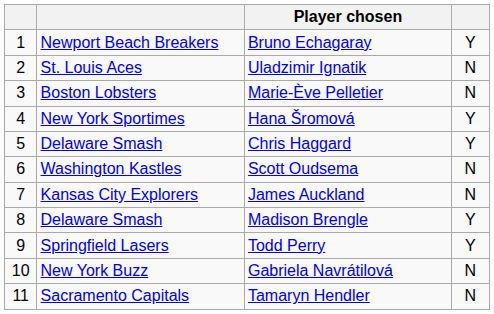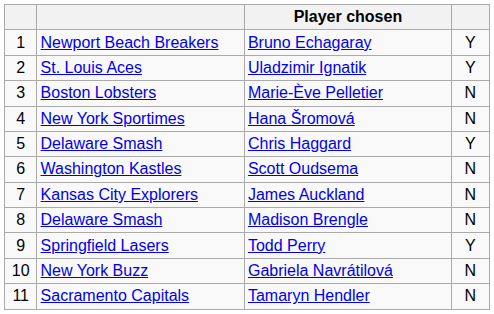(470, 67) N -> (470, 67) Y
(470, 118) Y -> (470, 118) N
(470, 220) Y -> (470, 220) N
